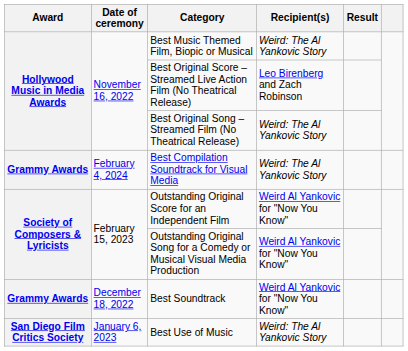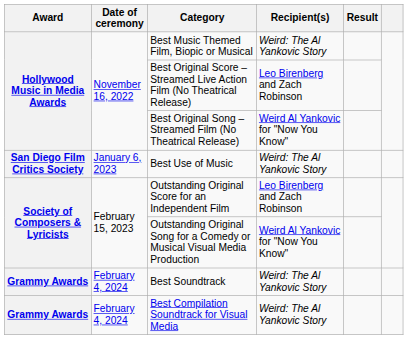(293, 130) Weird: The Al Yankovic Story -> (300, 130) Weird Al Yankovic for "Now You Know"
rows swapped: (192, 332) <-> (199, 169)
(300, 209) Weird Al Yankovic for "Now You Know" -> (291, 197) Leo Birenberg and Zach Robinson
(117, 299) December 18, 2022 -> (114, 281) February 4, 2024
(300, 299) Weird Al Yankovic for "Now You Know" -> (293, 281) Weird: The Al Yankovic Story
